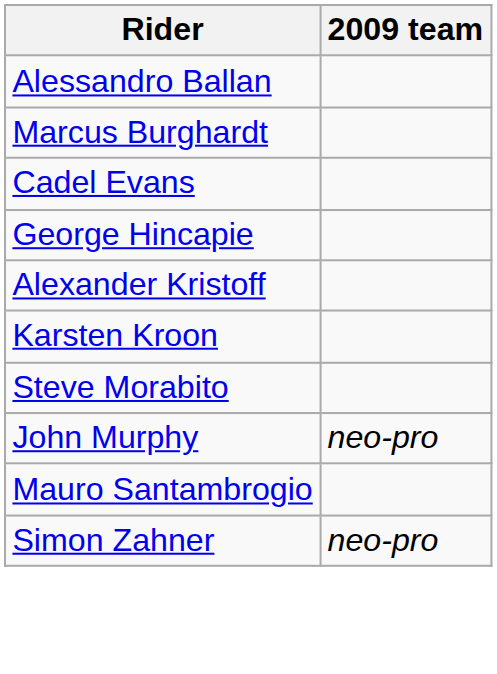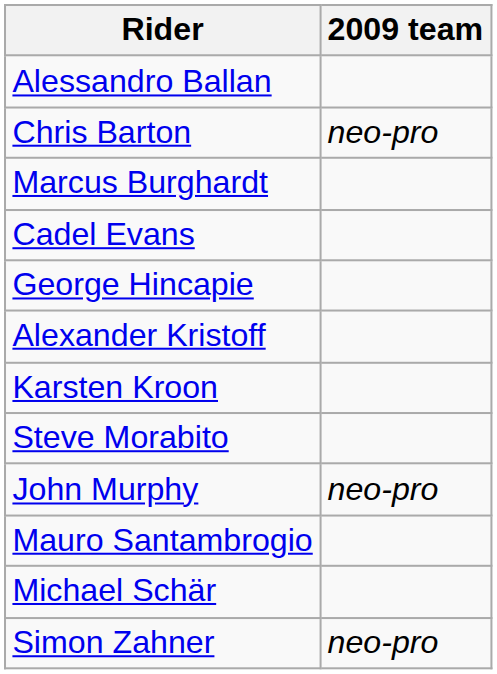+ row: (102, 132)
+ row: (114, 591)
